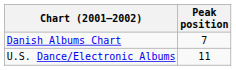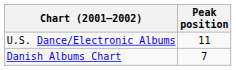rows swapped: (64, 40) <-> (91, 57)
